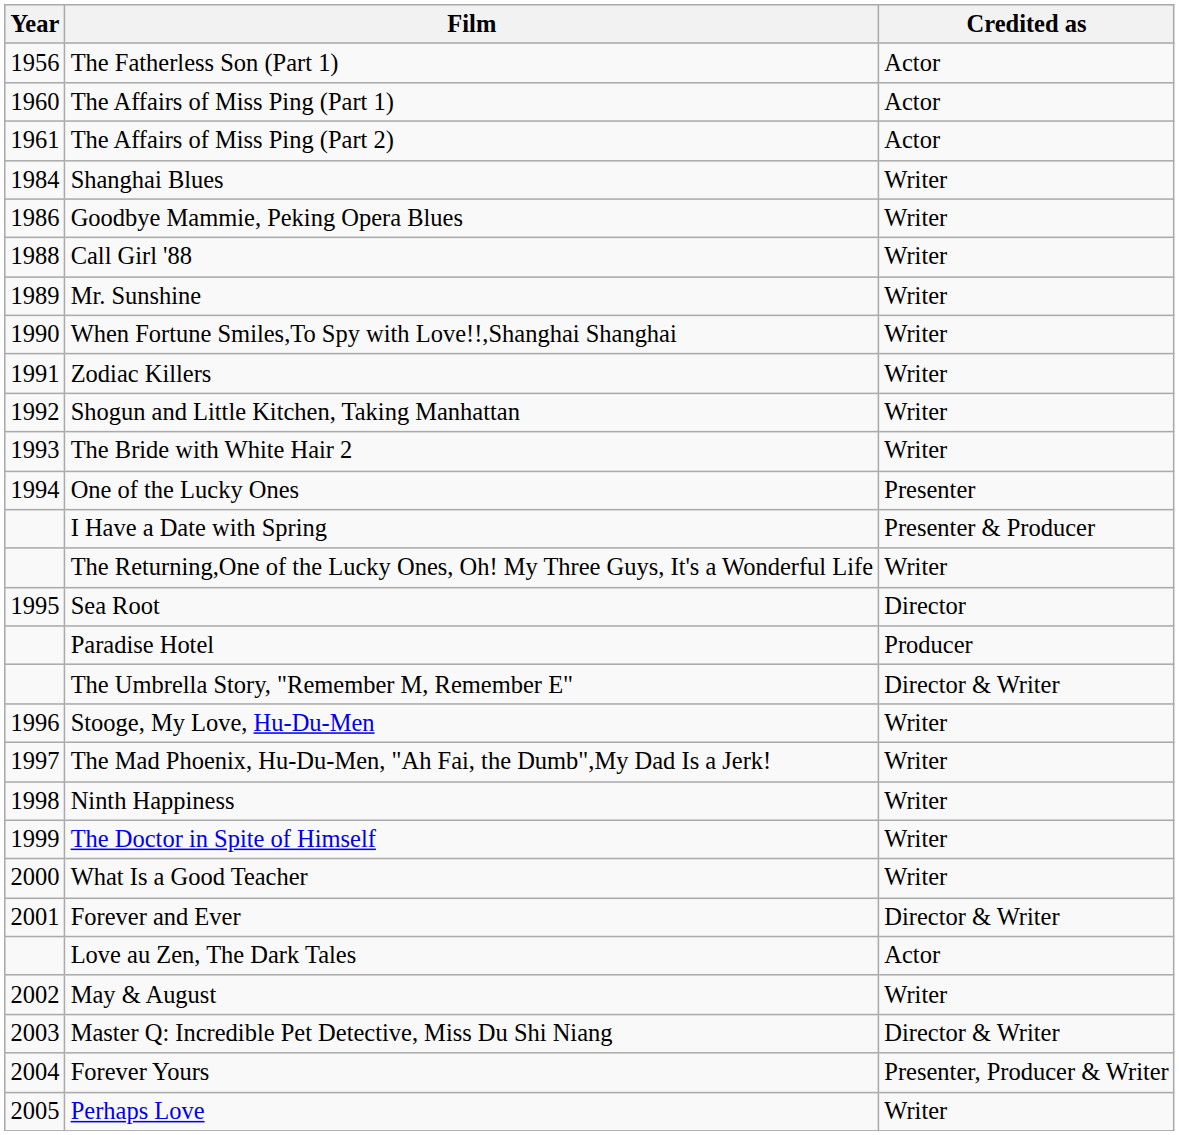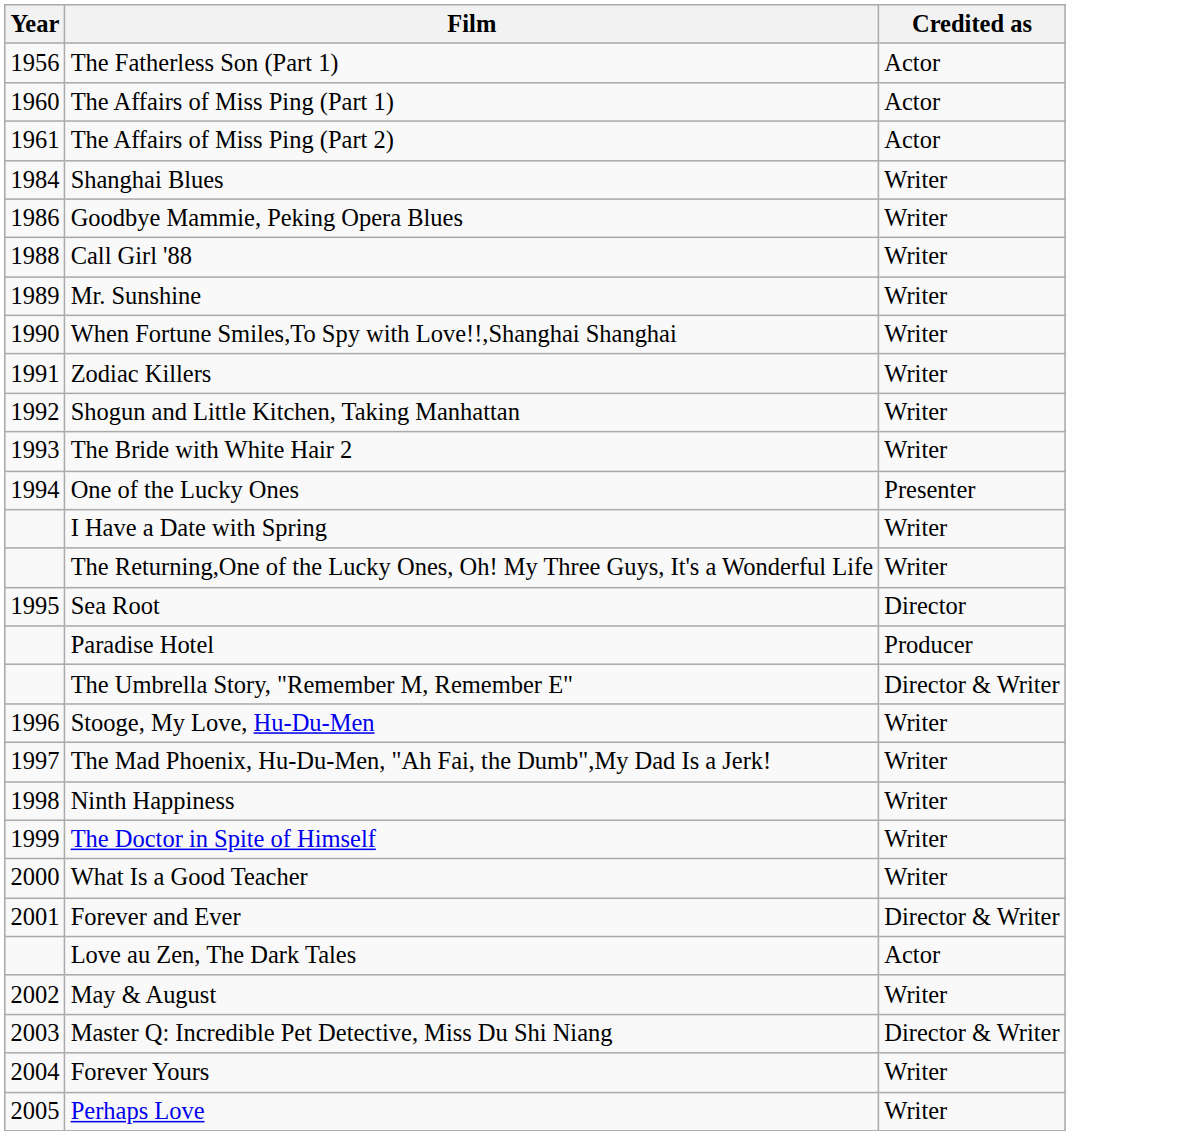(990, 528) Presenter & Producer -> (916, 528) Writer
(1027, 1072) Presenter, Producer & Writer -> (916, 1072) Writer
